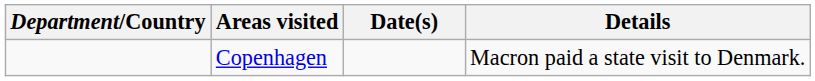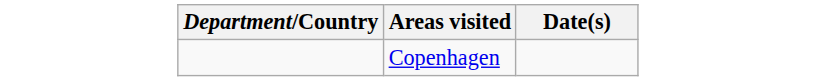- column: (638, 22)
